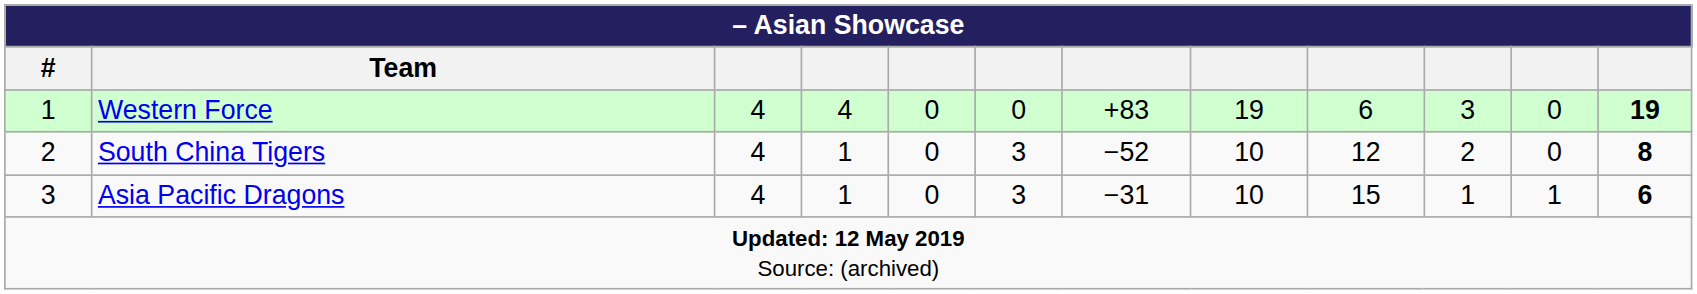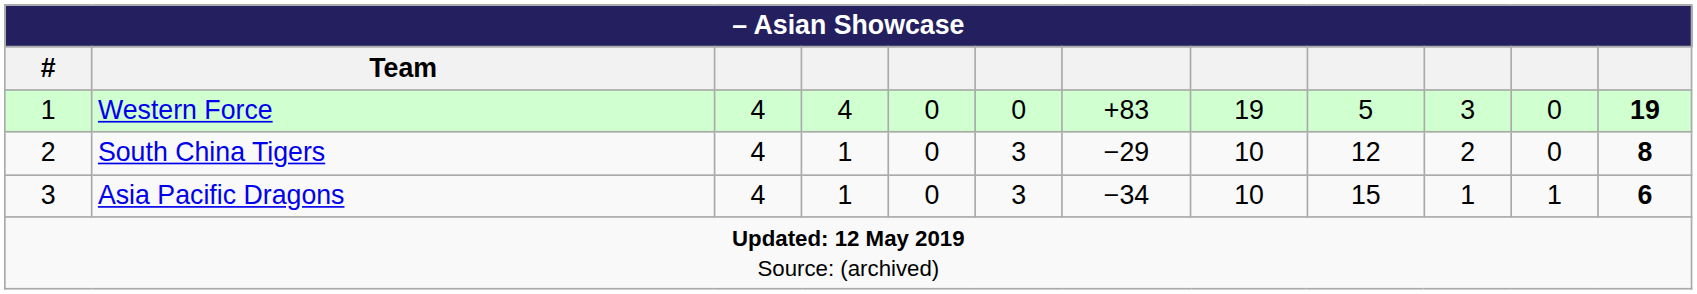(1366, 110) 6 -> (1366, 110) 5
(1126, 152) −52 -> (1126, 152) −29
(1126, 195) −31 -> (1126, 195) −34
